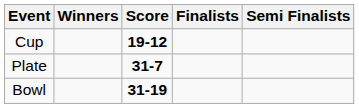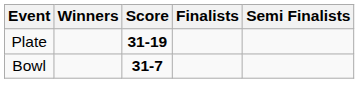- row: (29, 41)
(147, 66) 31-7 -> (147, 41) 31-19
(147, 90) 31-19 -> (147, 66) 31-7
